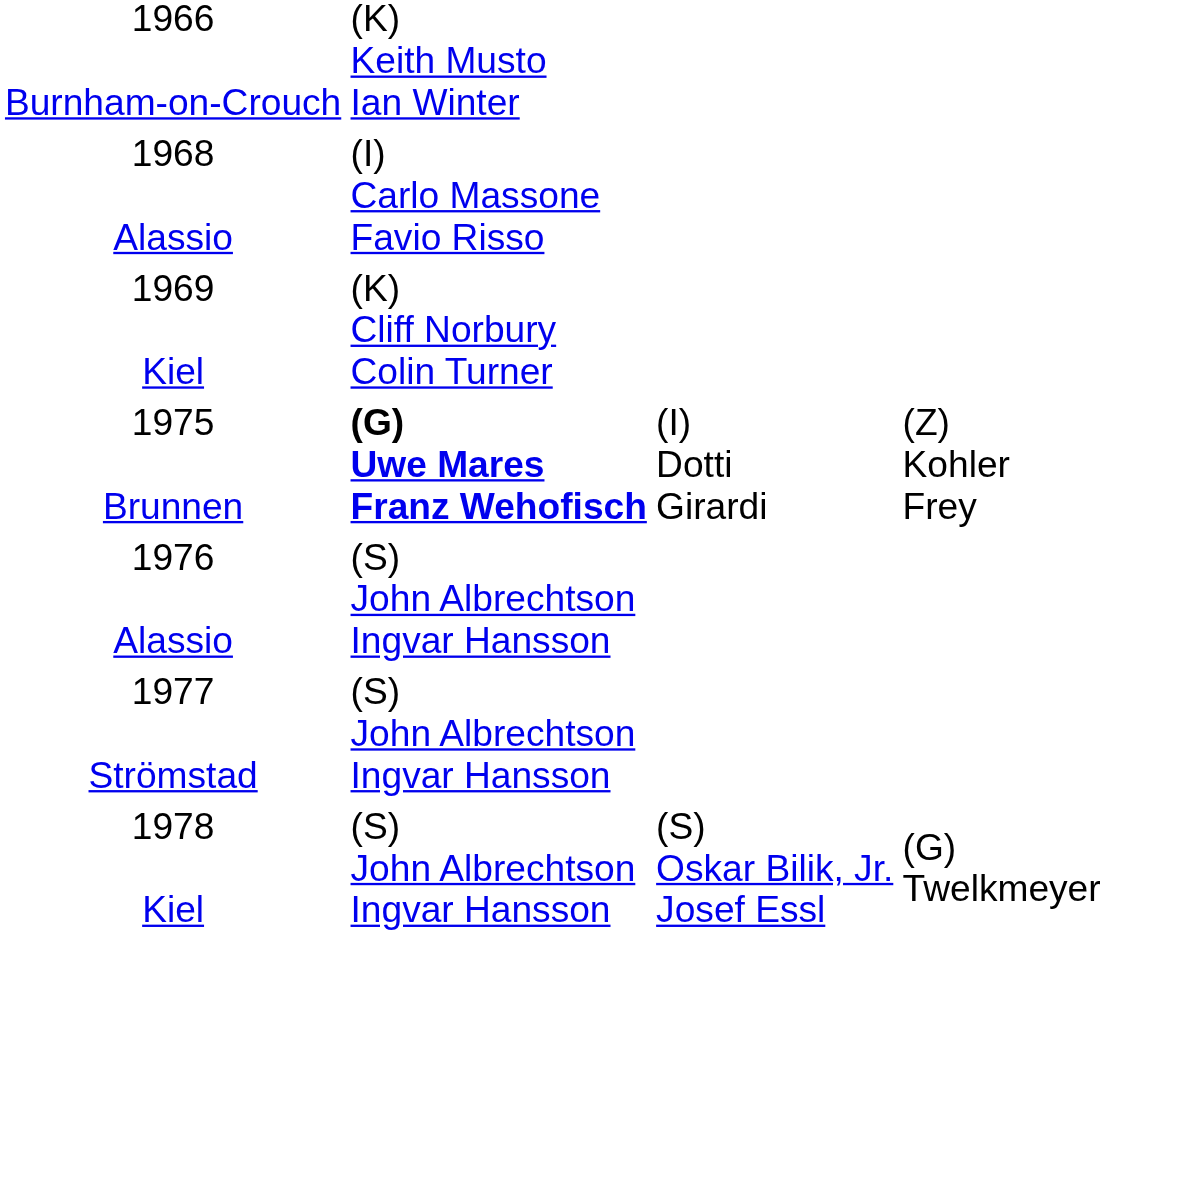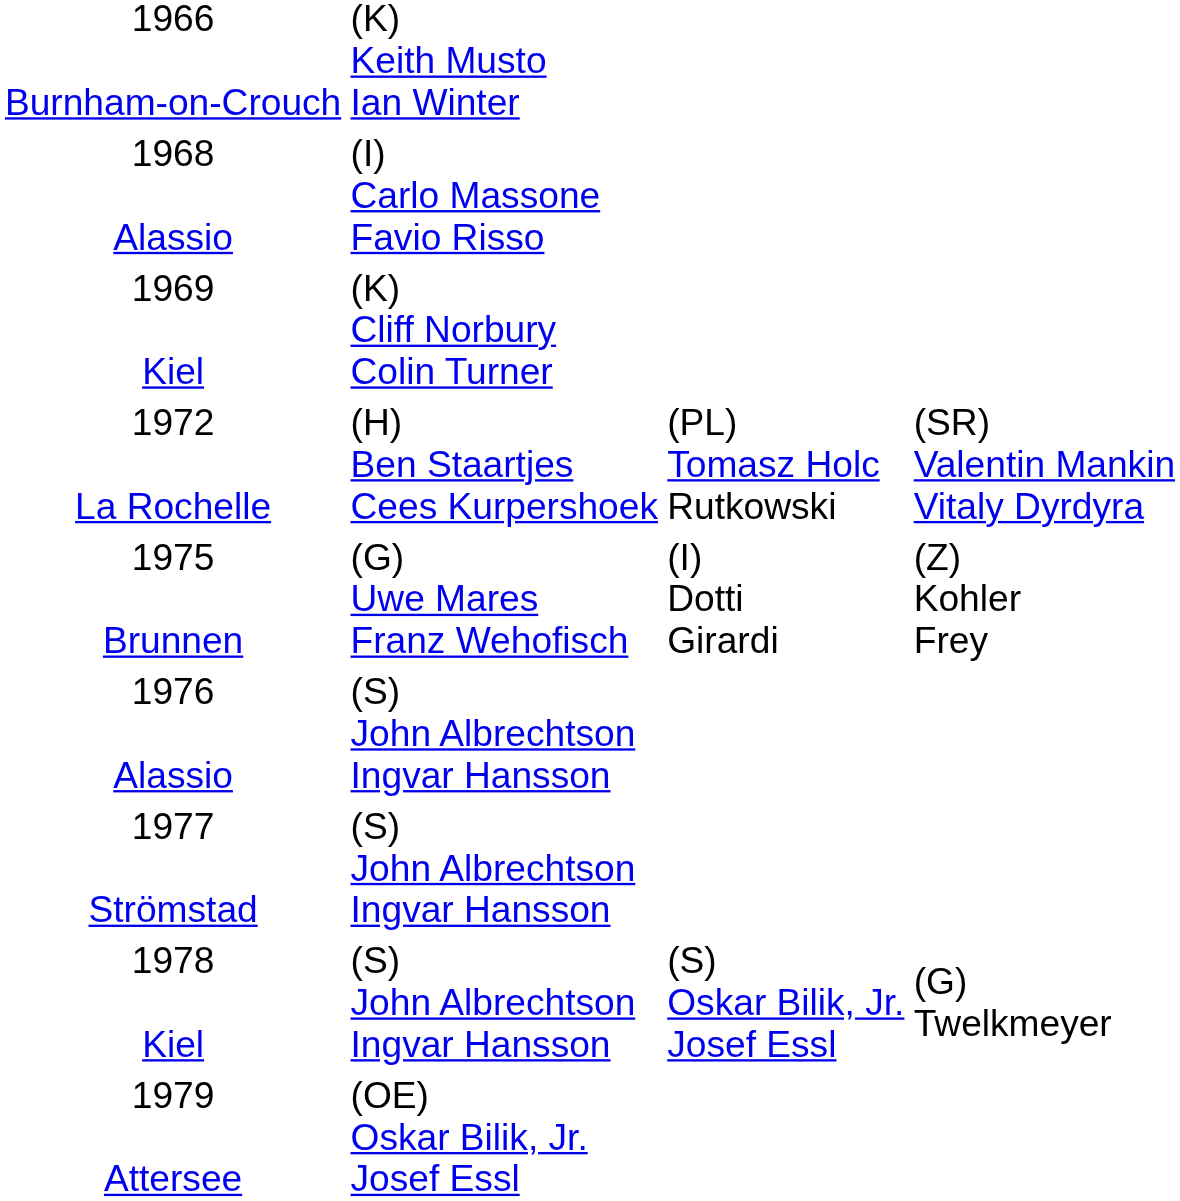+ row: (173, 464)
(499, 464) bold -> (489, 599) normal
+ row: (173, 1137)
